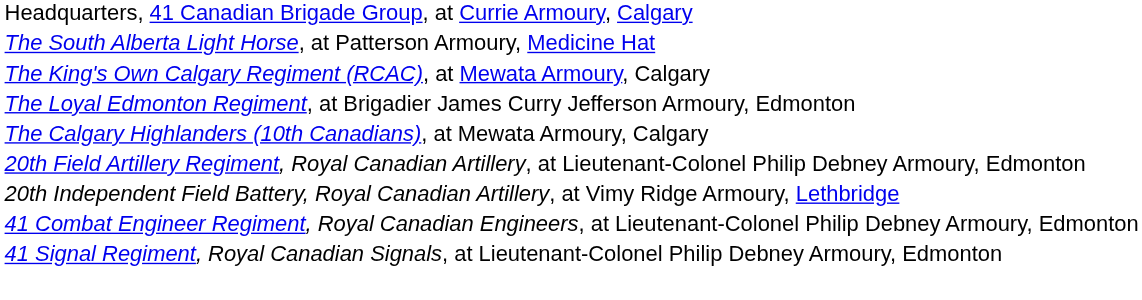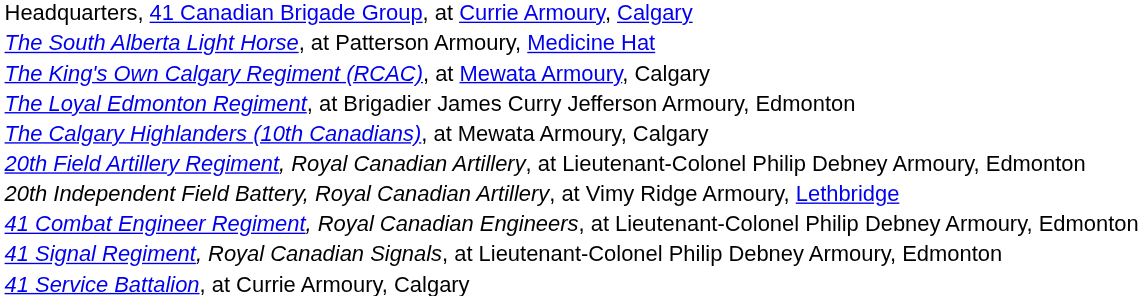+ row: (237, 284)
